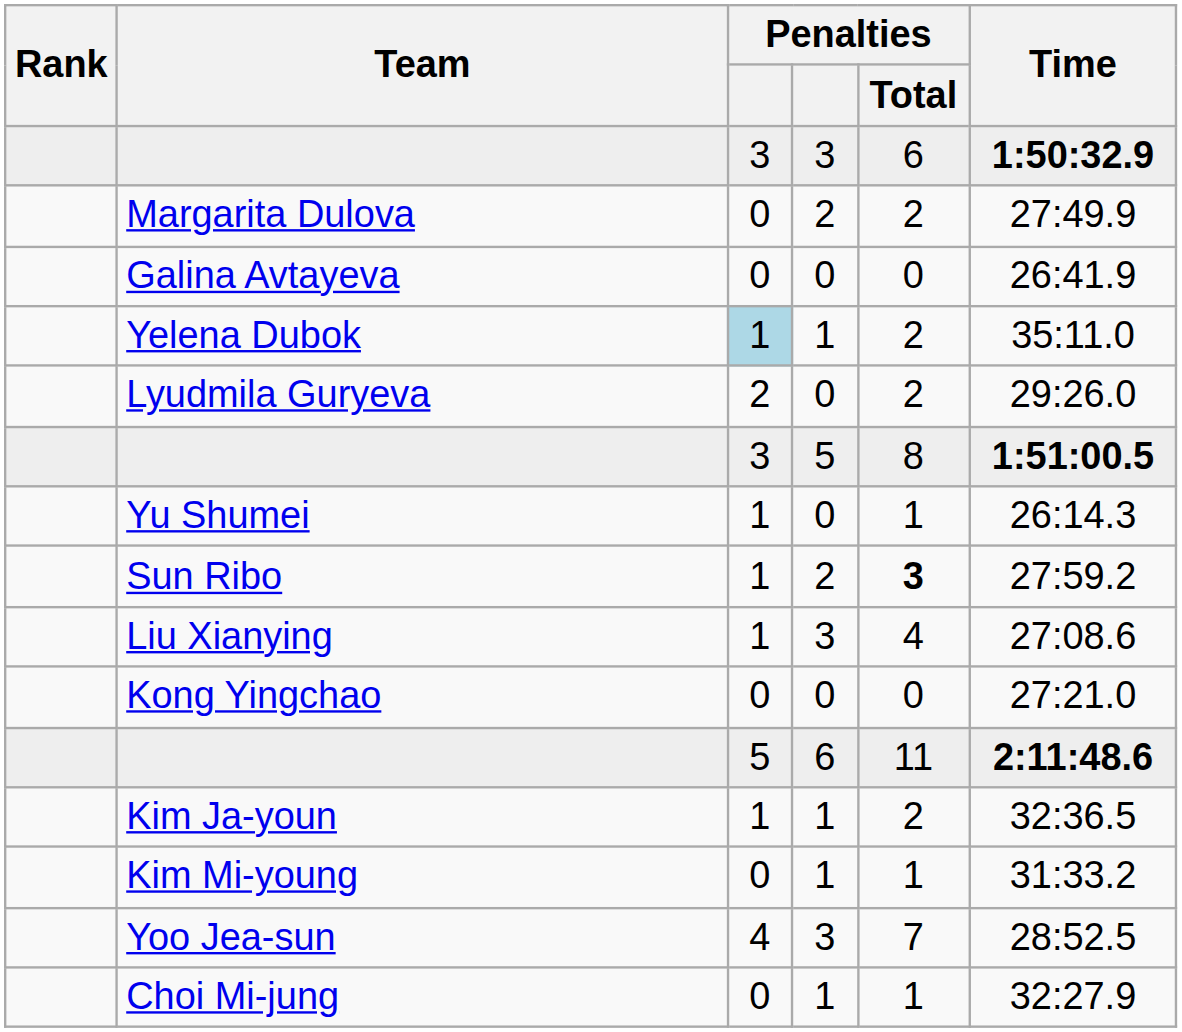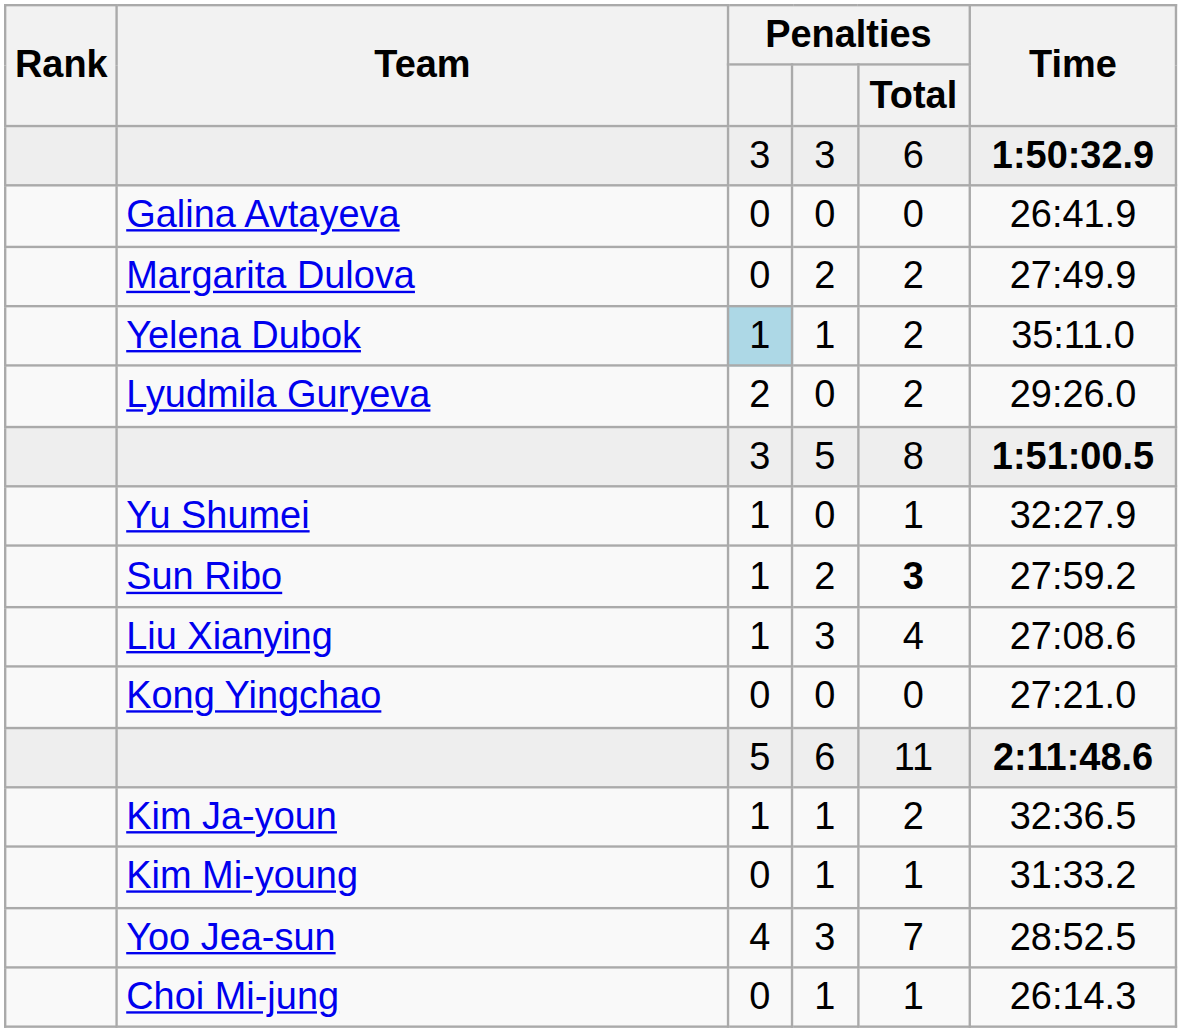rows swapped: (263, 275) <-> (271, 214)
(1073, 515) 26:14.3 -> (1073, 515) 32:27.9
(1073, 996) 32:27.9 -> (1073, 996) 26:14.3
